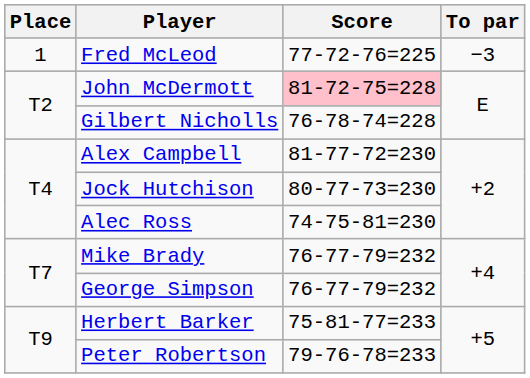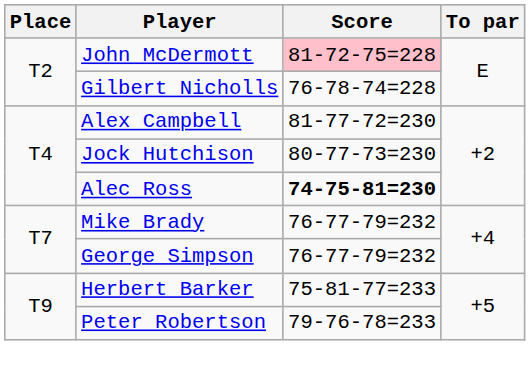- row: (149, 55)
(362, 222) normal -> (362, 189) bold
